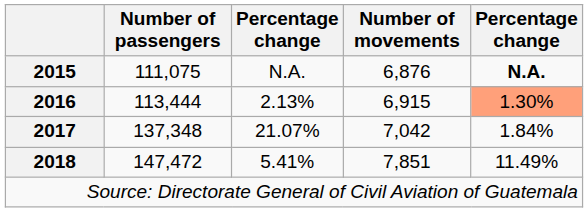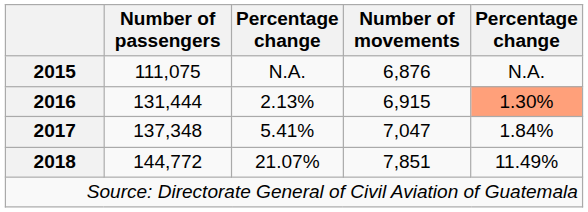(526, 71) bold -> (526, 71) normal
(168, 101) 113,444 -> (168, 101) 131,444
(287, 131) 21.07% -> (287, 131) 5.41%
(407, 131) 7,042 -> (407, 131) 7,047
(168, 161) 147,472 -> (168, 161) 144,772
(287, 161) 5.41% -> (287, 161) 21.07%
